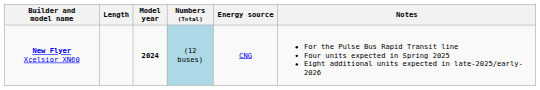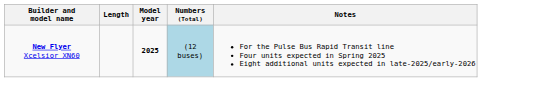- column: (246, 14)
(150, 55) 2024 -> (150, 50) 2025
